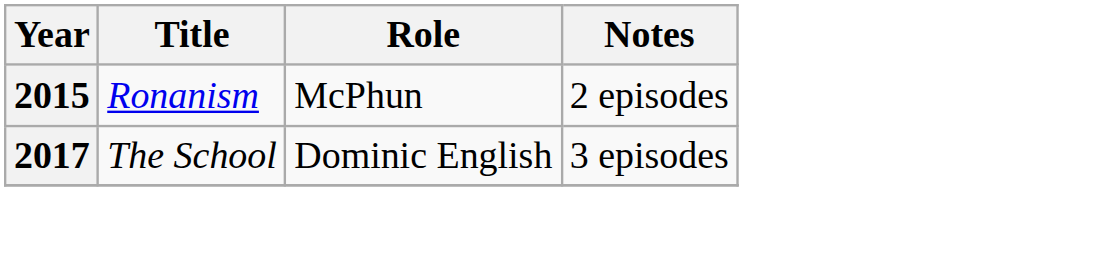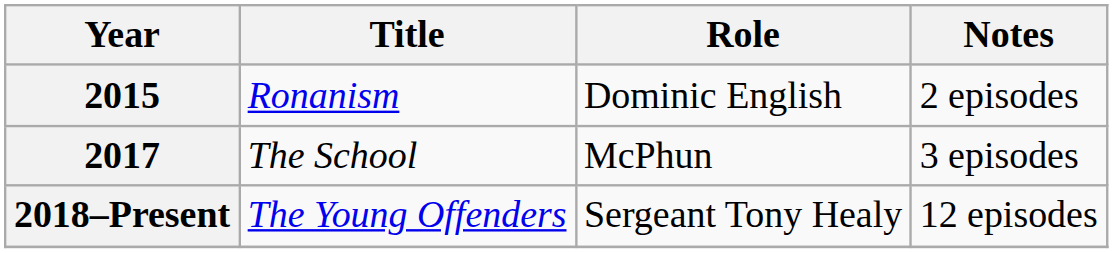(359, 94) McPhun -> (713, 94) Dominic English
(423, 154) Dominic English -> (648, 154) McPhun
+ row: (122, 214)
